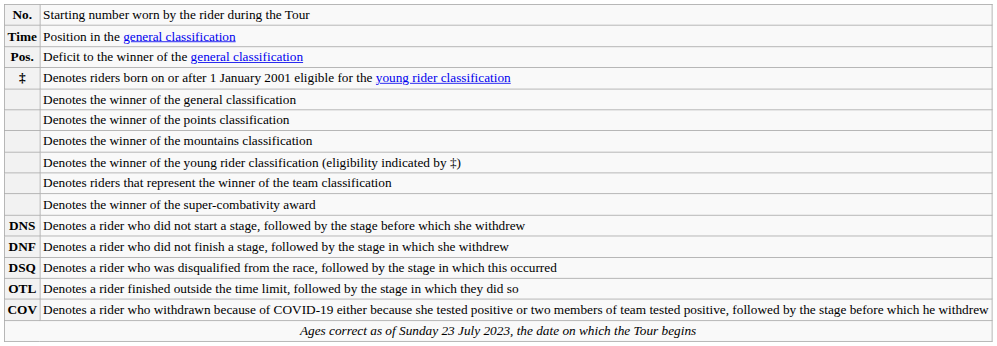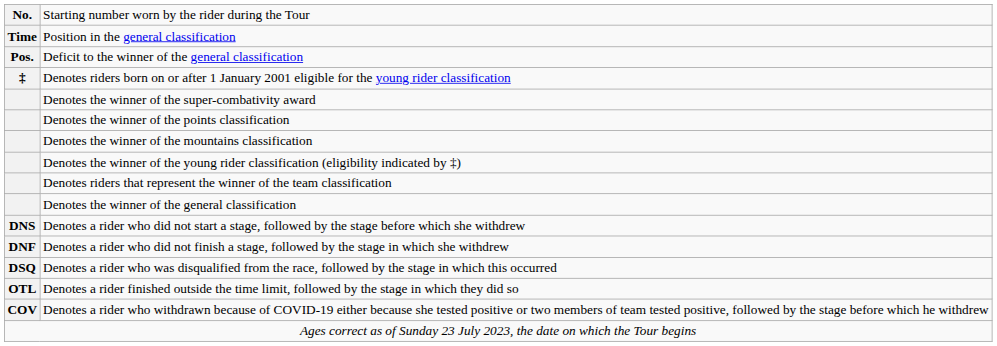rows swapped: (170, 99) <-> (179, 204)
